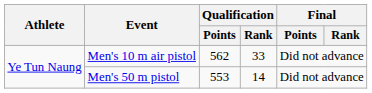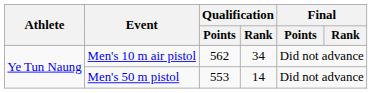(258, 56) 33 -> (258, 56) 34
